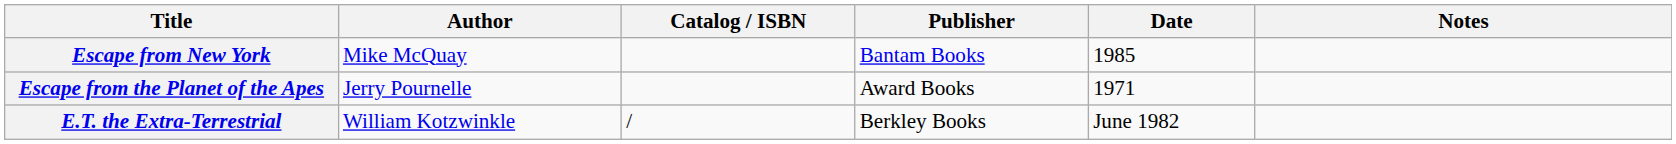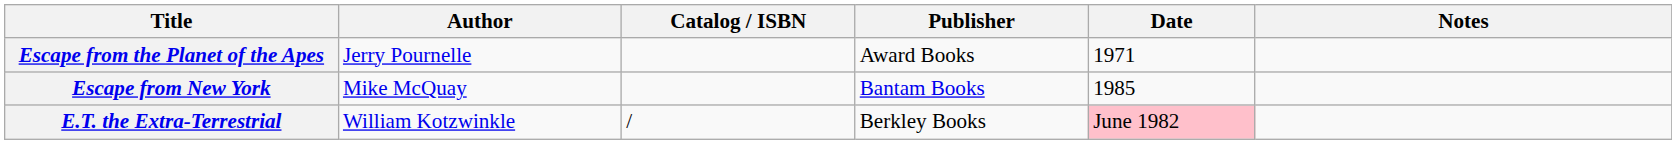rows swapped: (171, 54) <-> (171, 88)
(1136, 121) no background -> (1136, 121) pink background
